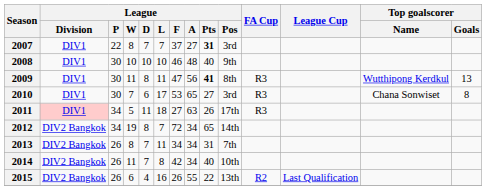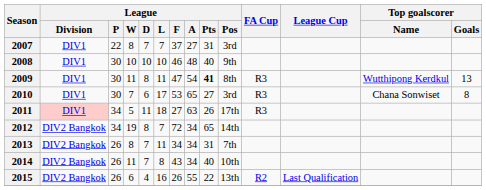(209, 45) bold -> (209, 45) normal
(192, 78) 56 -> (192, 78) 54
(177, 161) 42 -> (177, 161) 43
